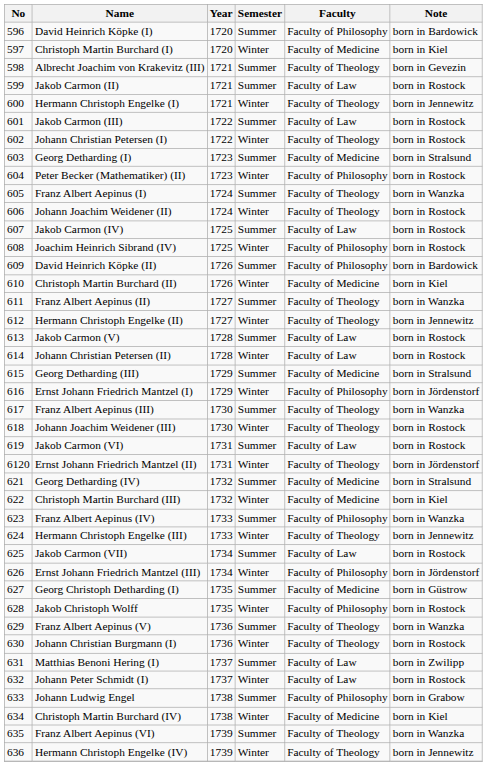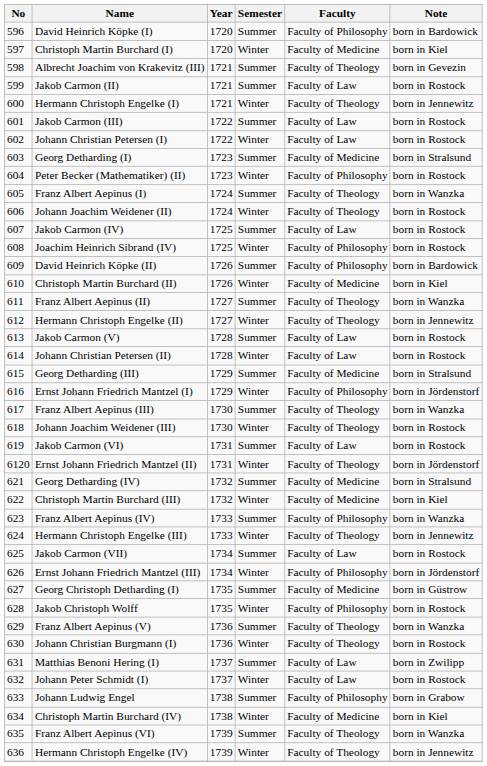(333, 139) Faculty of Theology -> (322, 139) Faculty of Law
